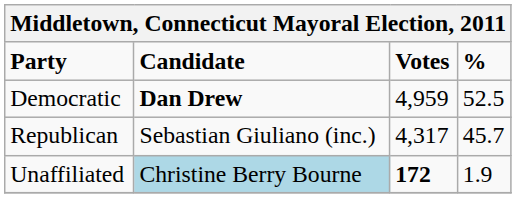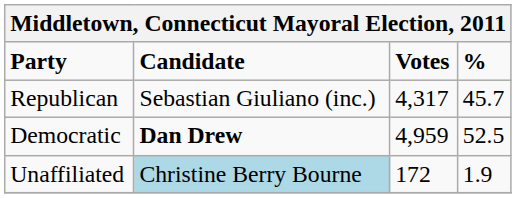rows swapped: (65, 98) <-> (64, 135)
(413, 173) bold -> (413, 173) normal
